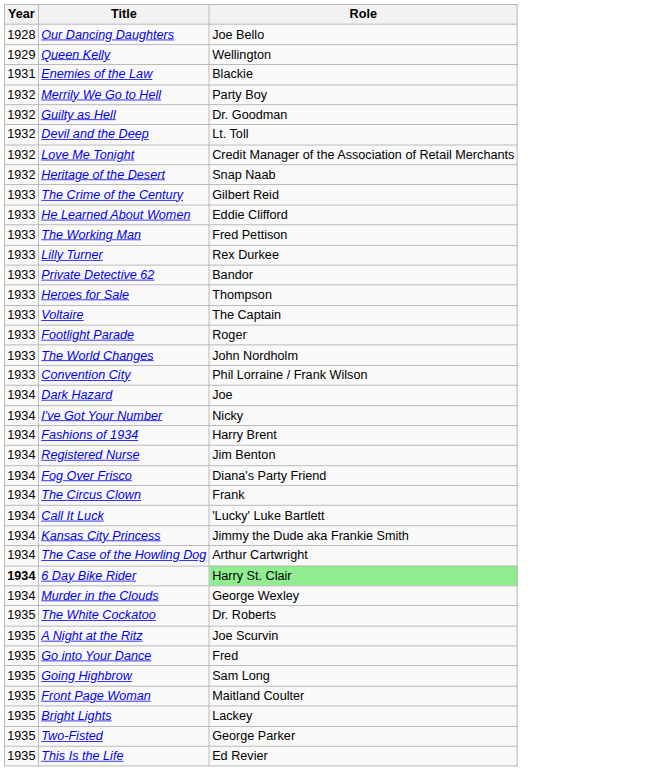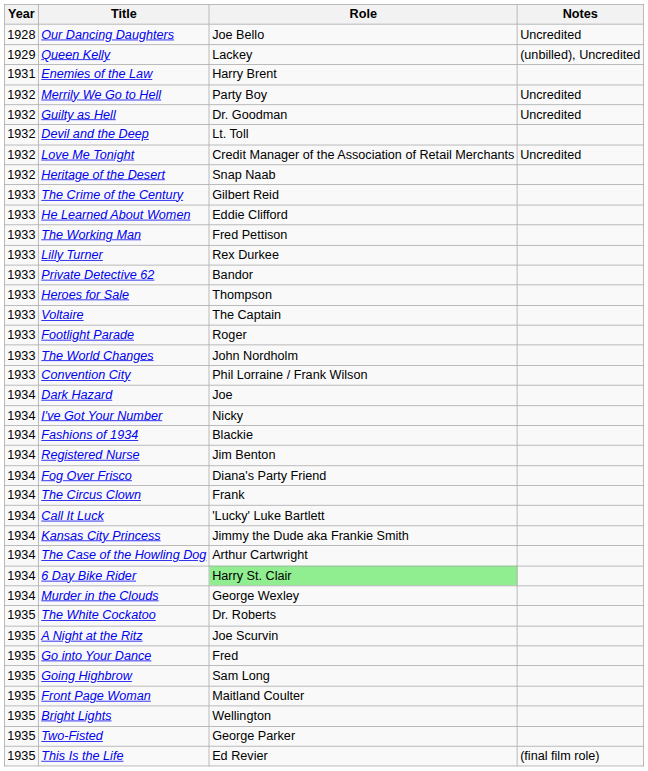+ column: (580, 14)
(242, 54) Wellington -> (232, 54) Lackey
(233, 74) Blackie -> (244, 74) Harry Brent
(244, 435) Harry Brent -> (233, 435) Blackie
(21, 575) bold -> (21, 575) normal
(232, 716) Lackey -> (242, 716) Wellington
